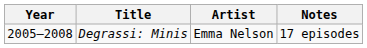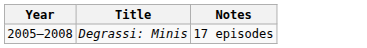- column: (234, 14)
